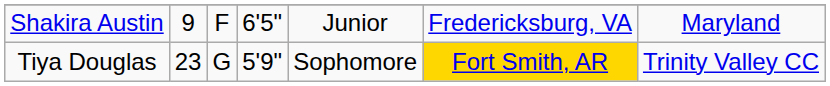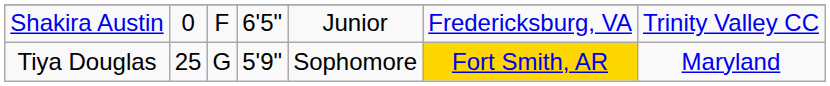(188, 23) 9 -> (188, 23) 0
(731, 23) Maryland -> (731, 23) Trinity Valley CC
(188, 61) 23 -> (188, 61) 25
(731, 61) Trinity Valley CC -> (731, 61) Maryland
